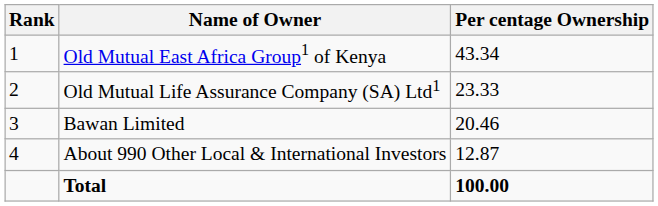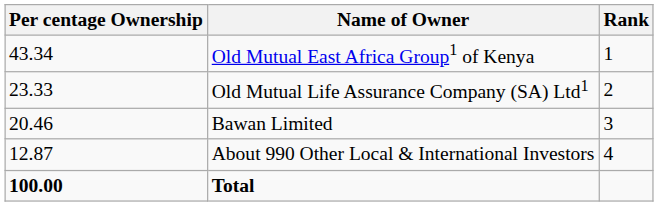columns swapped: (32, 19) <-> (552, 19)
